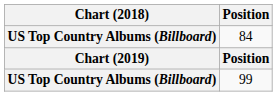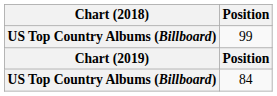rows swapped: (246, 79) <-> (246, 36)
